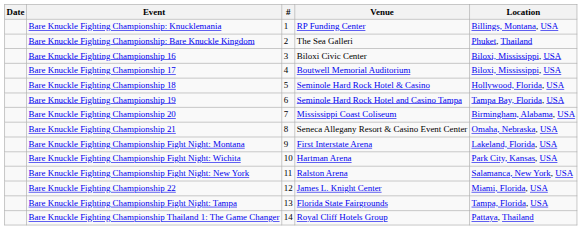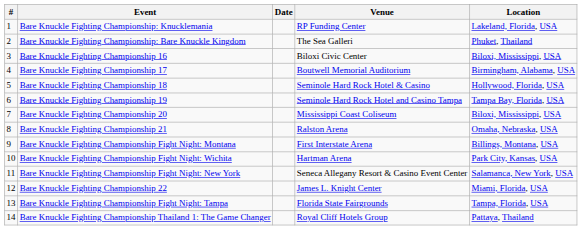columns swapped: (288, 12) <-> (16, 12)
(515, 26) Billings, Montana, USA -> (514, 26) Lakeland, Florida, USA
(516, 71) Biloxi, Mississippi, USA -> (523, 71) Birmingham, Alabama, USA
(523, 115) Birmingham, Alabama, USA -> (516, 115) Biloxi, Mississippi, USA
(382, 130) Seneca Allegany Resort & Casino Event Center -> (322, 130) Ralston Arena
(514, 144) Lakeland, Florida, USA -> (515, 144) Billings, Montana, USA
(322, 174) Ralston Arena -> (382, 174) Seneca Allegany Resort & Casino Event Center
